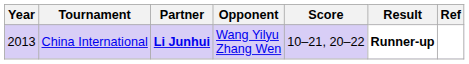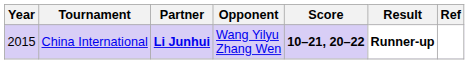(21, 42) 2013 -> (21, 42) 2015
(326, 42) normal -> (326, 42) bold
